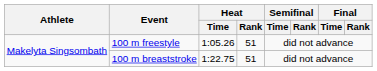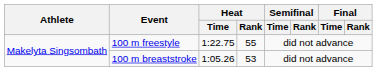(218, 43) 1:05.26 -> (218, 43) 1:22.75
(251, 43) 51 -> (251, 43) 55
(218, 59) 1:22.75 -> (218, 59) 1:05.26
(251, 59) 51 -> (251, 59) 53
